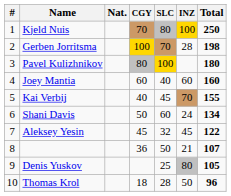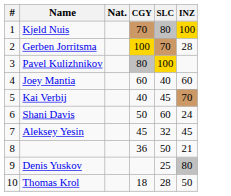- column: (212, 13)
